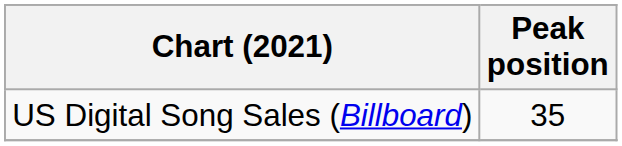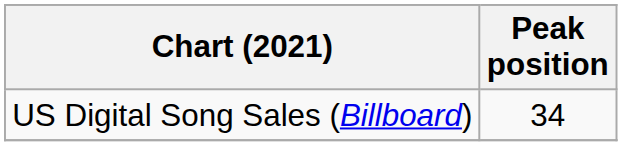(548, 114) 35 -> (548, 114) 34
